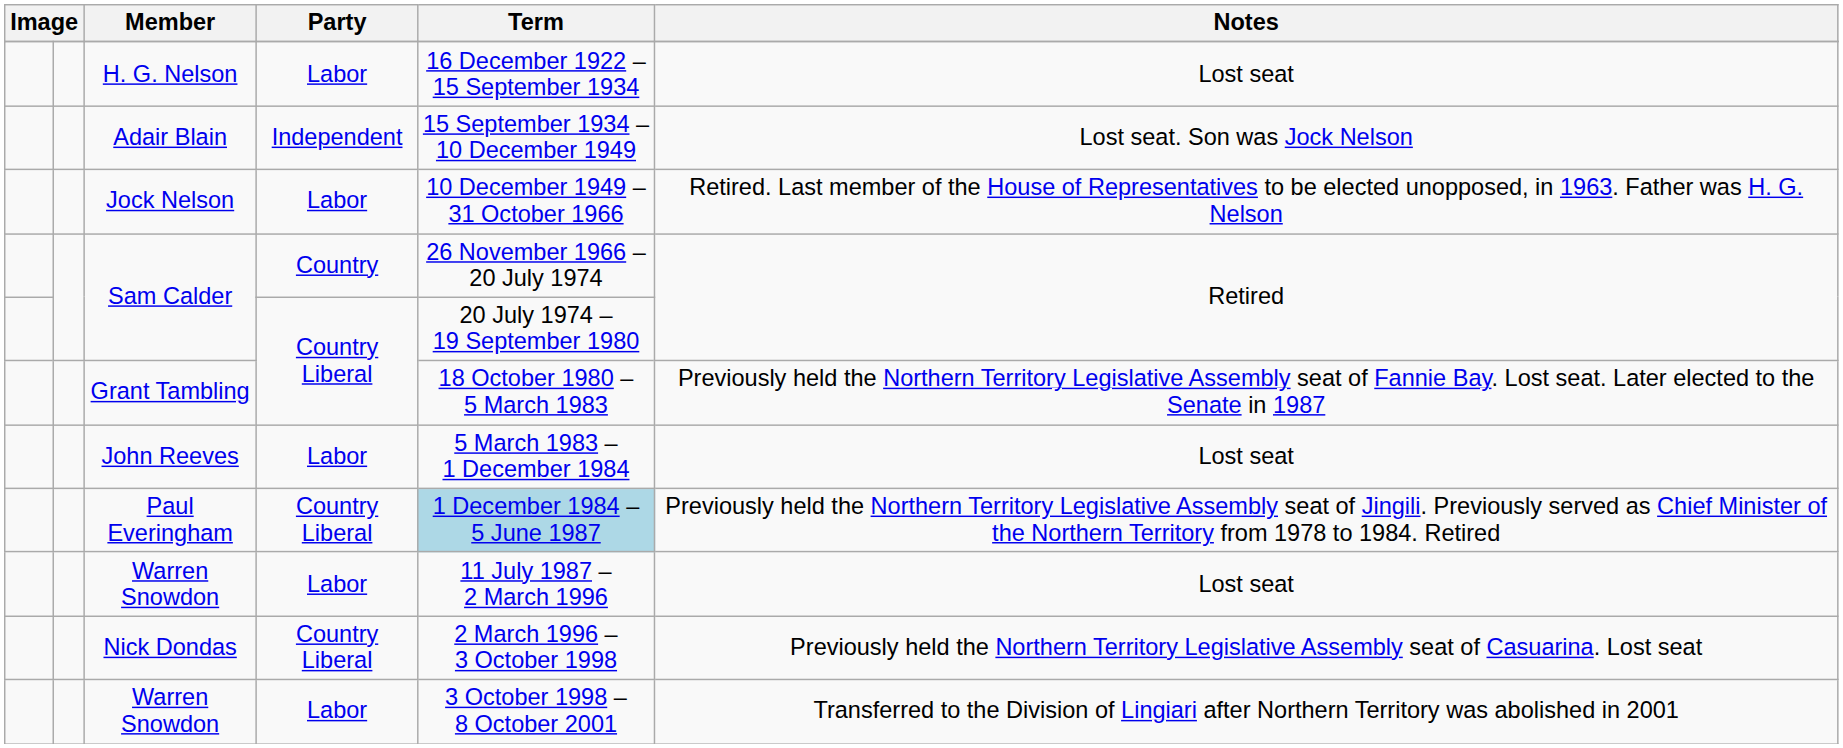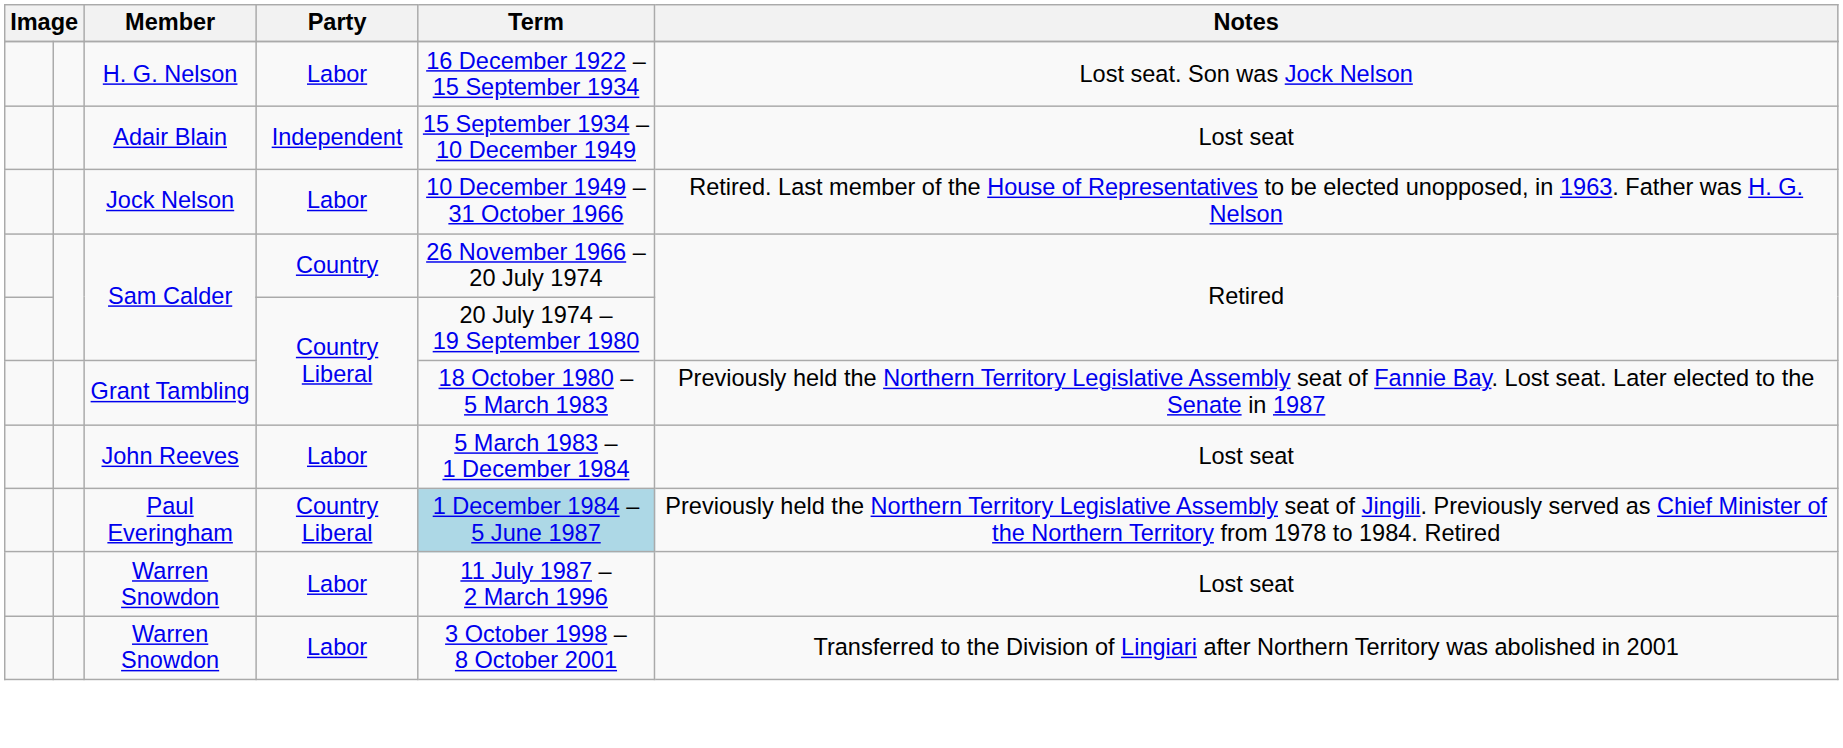(1246, 73) Lost seat -> (1246, 73) Lost seat. Son was Jock Nelson
(1246, 137) Lost seat. Son was Jock Nelson -> (1246, 137) Lost seat
- row: (170, 647)
